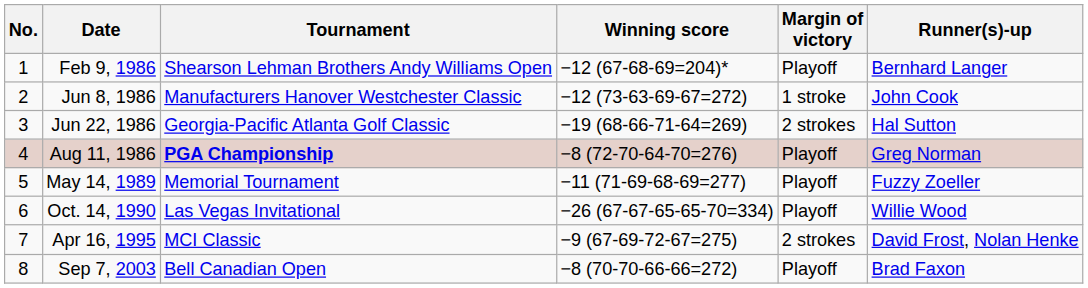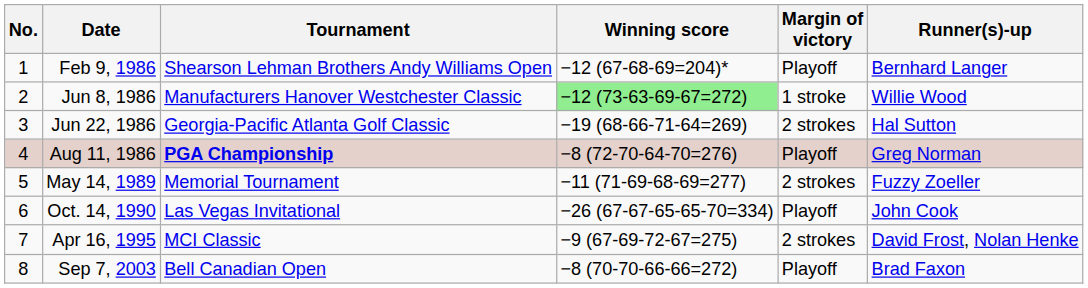(654, 97) no background -> (654, 97) lightgreen background
(915, 97) John Cook -> (919, 97) Willie Wood
(809, 183) Playoff -> (819, 183) 2 strokes
(919, 211) Willie Wood -> (915, 211) John Cook
